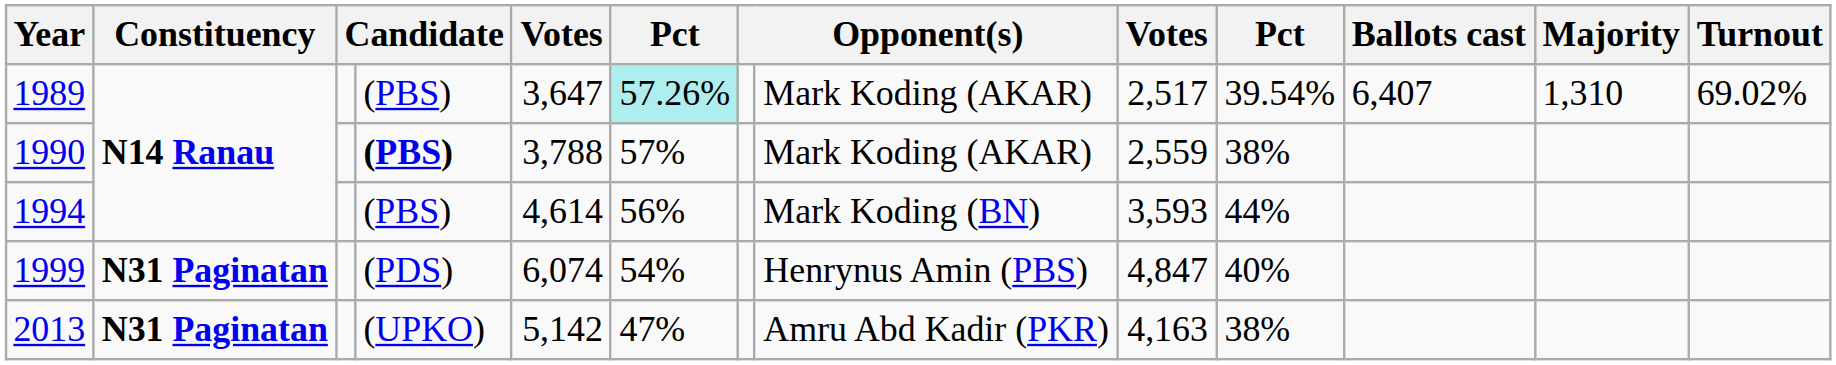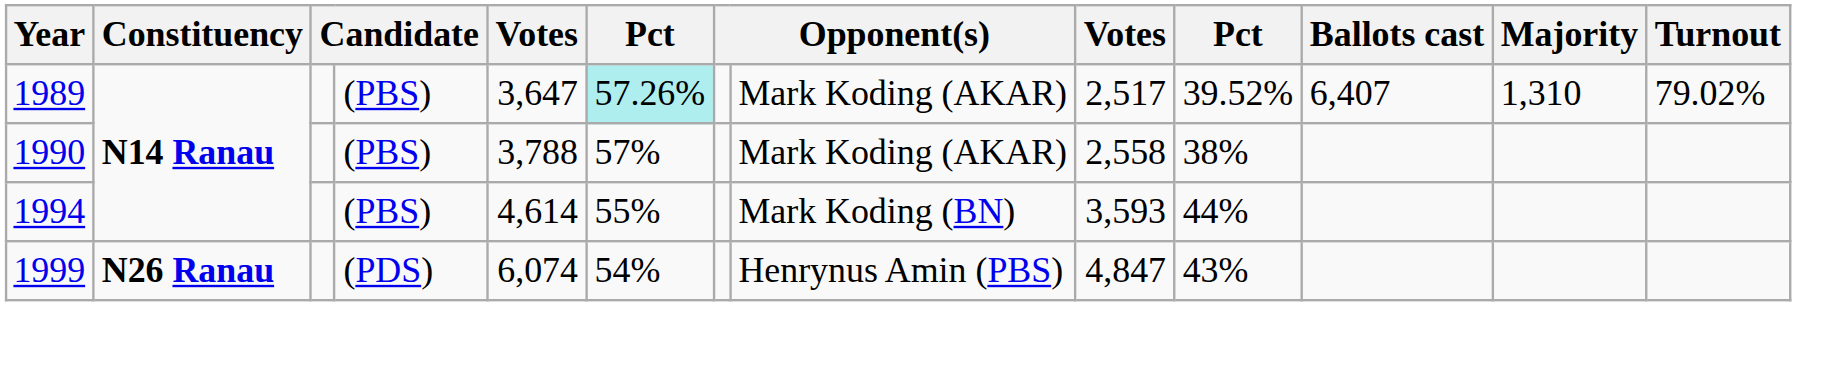(1280, 93) 39.54% -> (1238, 93) 39.52%
(1752, 93) 69.02% -> (1710, 93) 79.02%
(408, 152) bold -> (387, 152) normal
(1168, 152) 2,559 -> (1126, 152) 2,558
(652, 211) 56% -> (627, 211) 55%
(215, 270) N31 Paginatan -> (188, 270) N26 Ranau
(1257, 270) 40% -> (1216, 270) 43%
- row: (49, 329)
